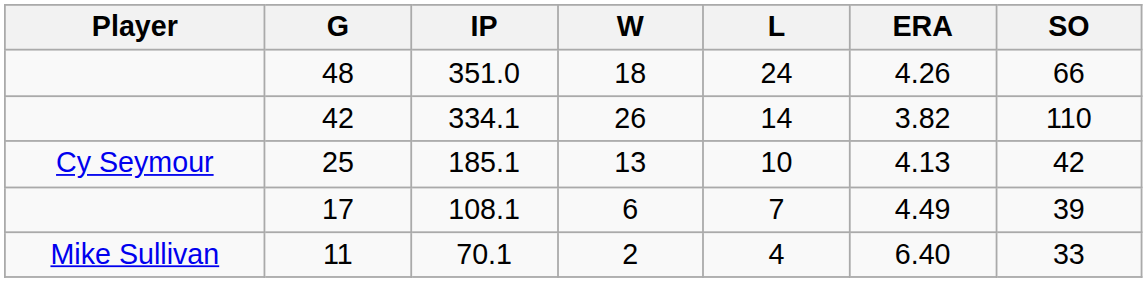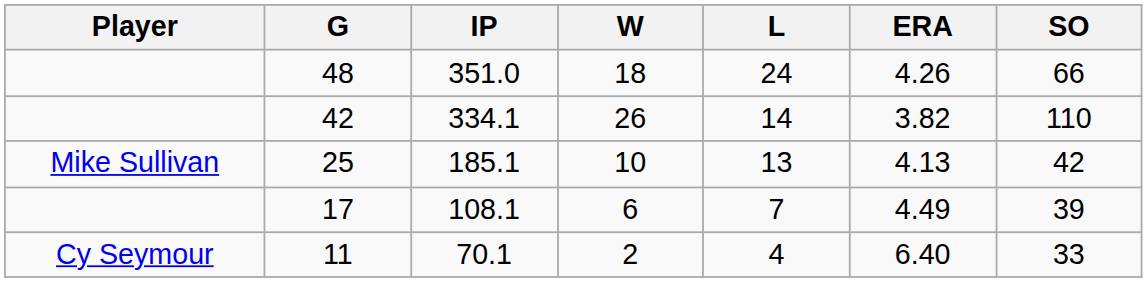(135, 163) Cy Seymour -> (135, 163) Mike Sullivan
(630, 163) 13 -> (630, 163) 10
(776, 163) 10 -> (776, 163) 13
(135, 254) Mike Sullivan -> (135, 254) Cy Seymour
